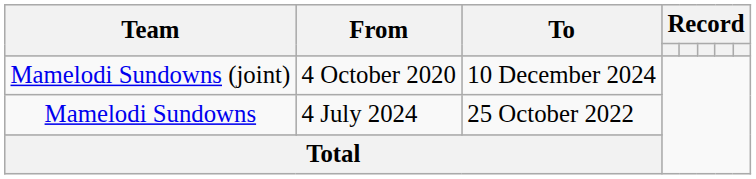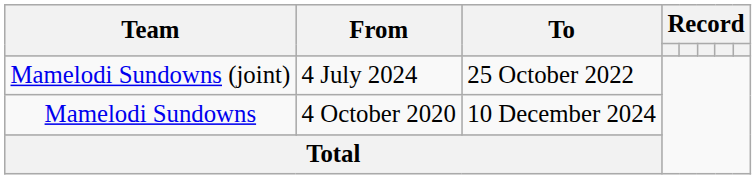(379, 74) 4 October 2020 -> (359, 74) 4 July 2024
(562, 74) 10 December 2024 -> (551, 74) 25 October 2022
(359, 114) 4 July 2024 -> (379, 114) 4 October 2020
(551, 114) 25 October 2022 -> (562, 114) 10 December 2024
